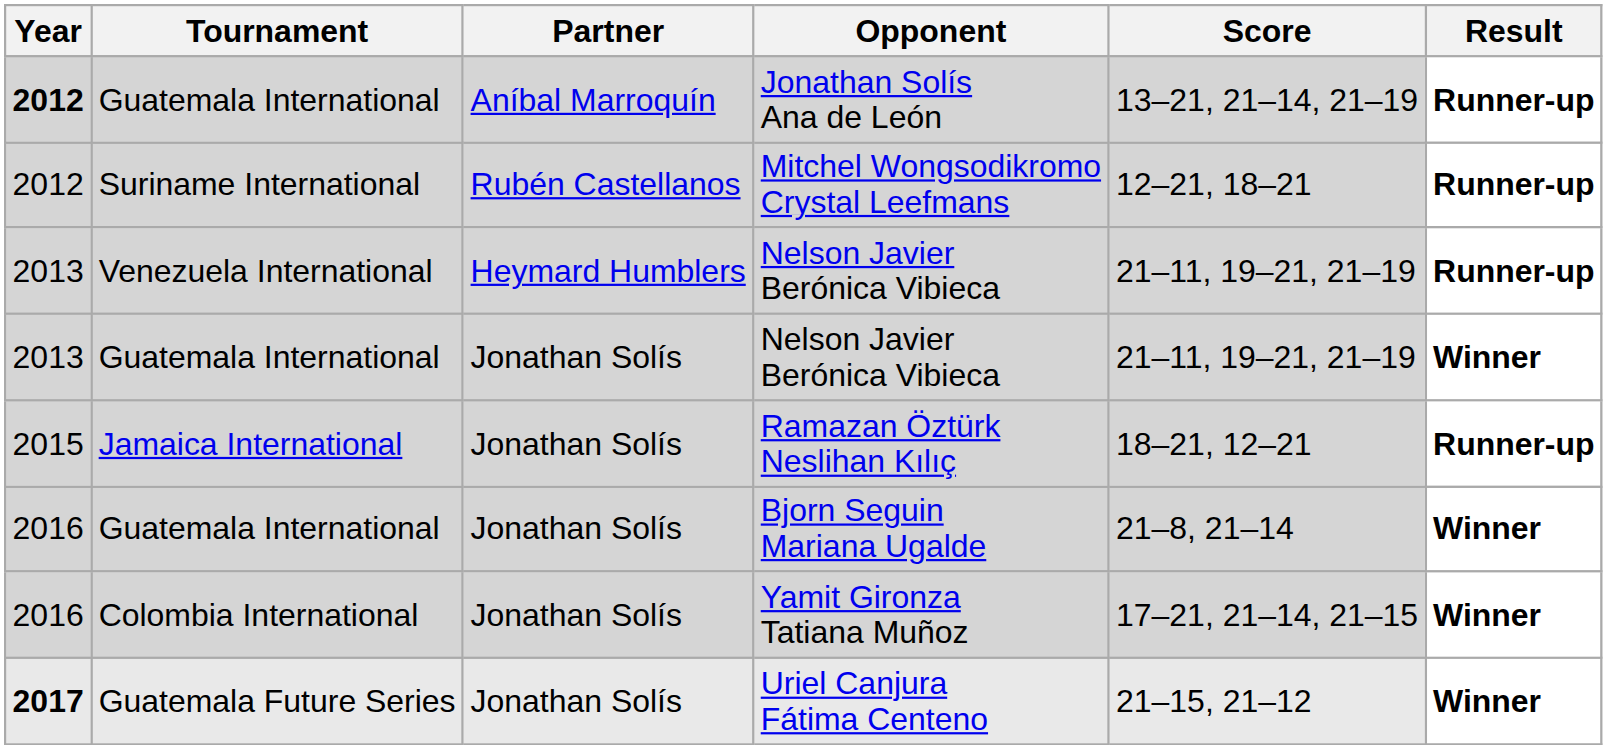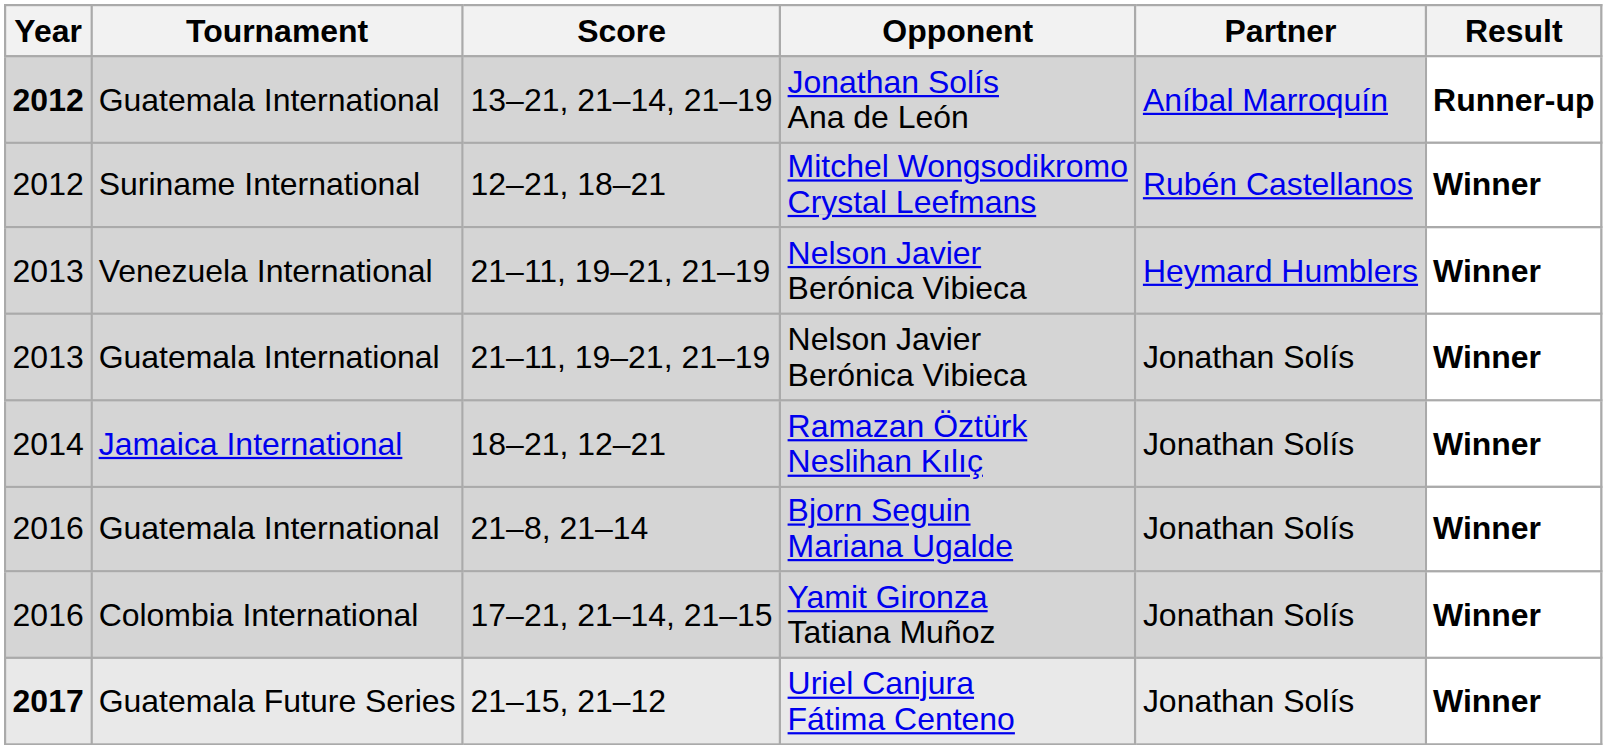columns swapped: (608, 31) <-> (1267, 31)
(1514, 185) Runner-up -> (1487, 185) Winner
(1514, 271) Runner-up -> (1487, 271) Winner
(48, 443) 2015 -> (48, 443) 2014
(1514, 443) Runner-up -> (1487, 443) Winner
